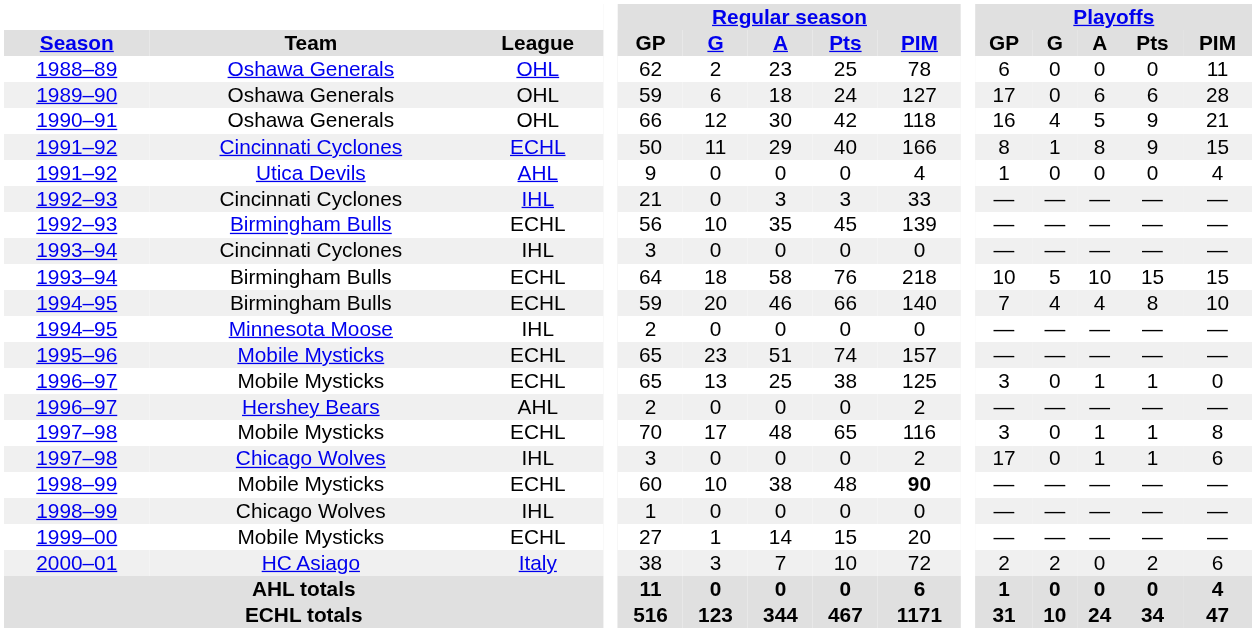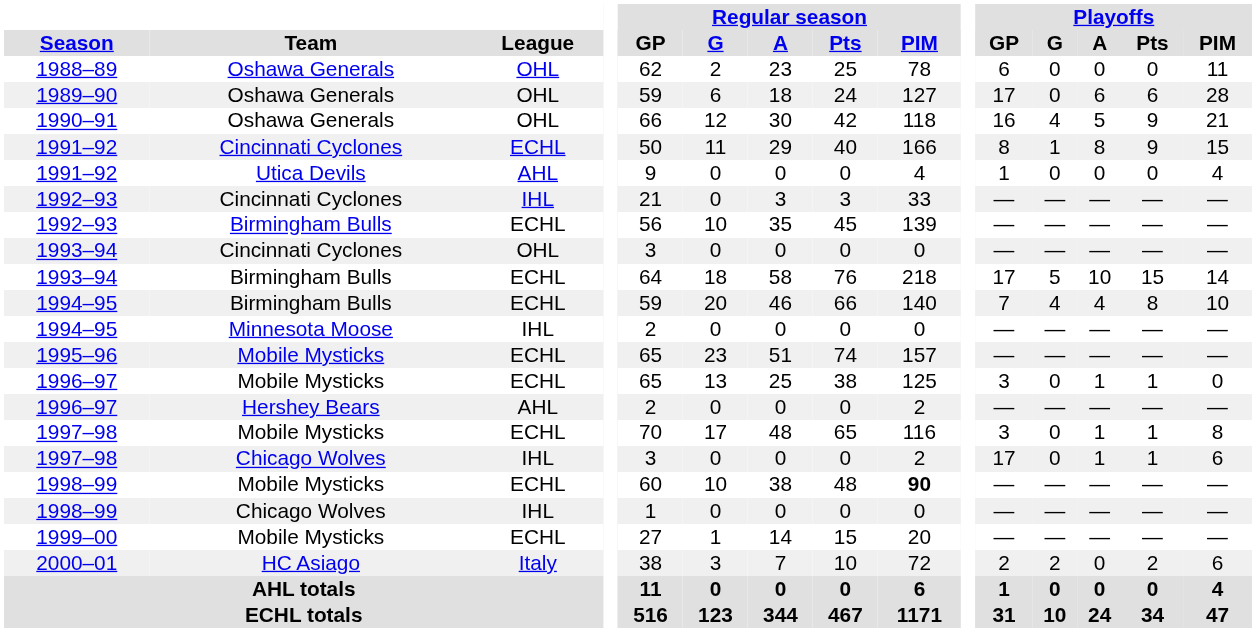(538, 250) IHL -> (538, 250) OHL
(1004, 276) 10 -> (1004, 276) 17
(1217, 276) 15 -> (1217, 276) 14
